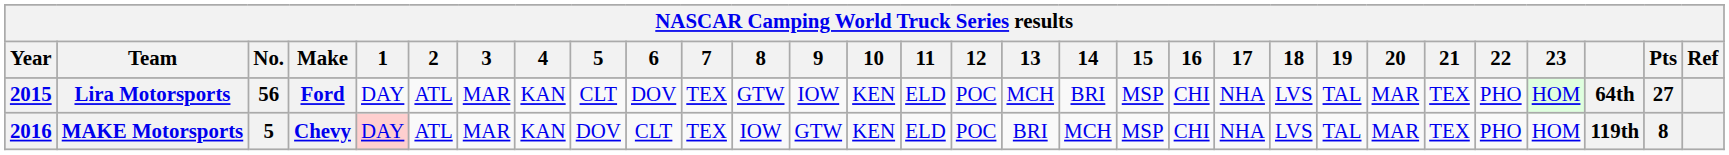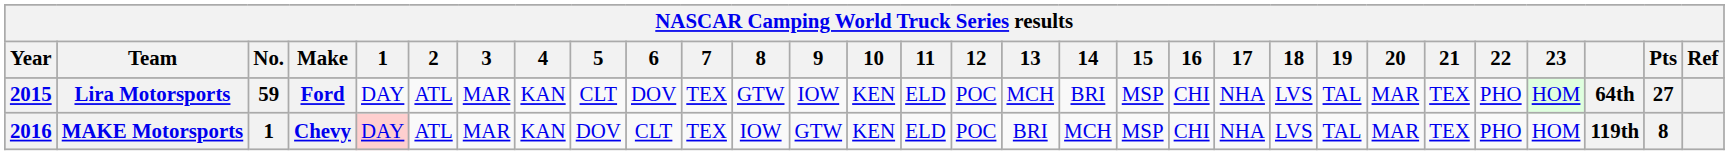(269, 94) 56 -> (269, 94) 59
(269, 131) 5 -> (269, 131) 1
